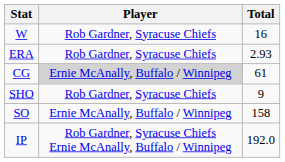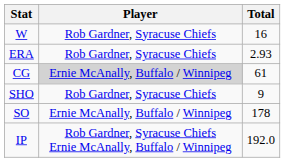(261, 113) 158 -> (261, 113) 178
